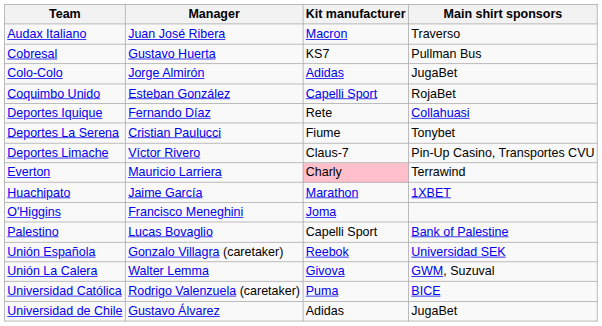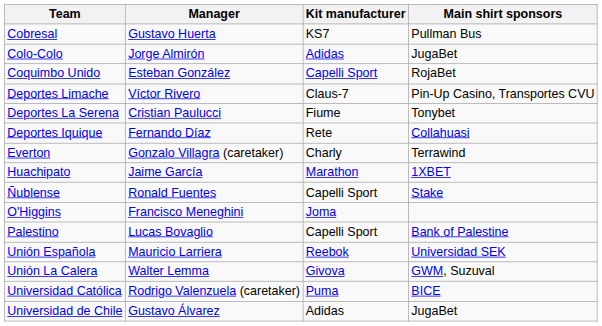- row: (47, 34)
rows swapped: (55, 113) <-> (58, 152)
(175, 172) Mauricio Larriera -> (206, 152) Gonzalo Villagra (caretaker)
(324, 172) pink background -> (324, 152) no background
+ row: (34, 192)
(206, 251) Gonzalo Villagra (caretaker) -> (175, 251) Mauricio Larriera
